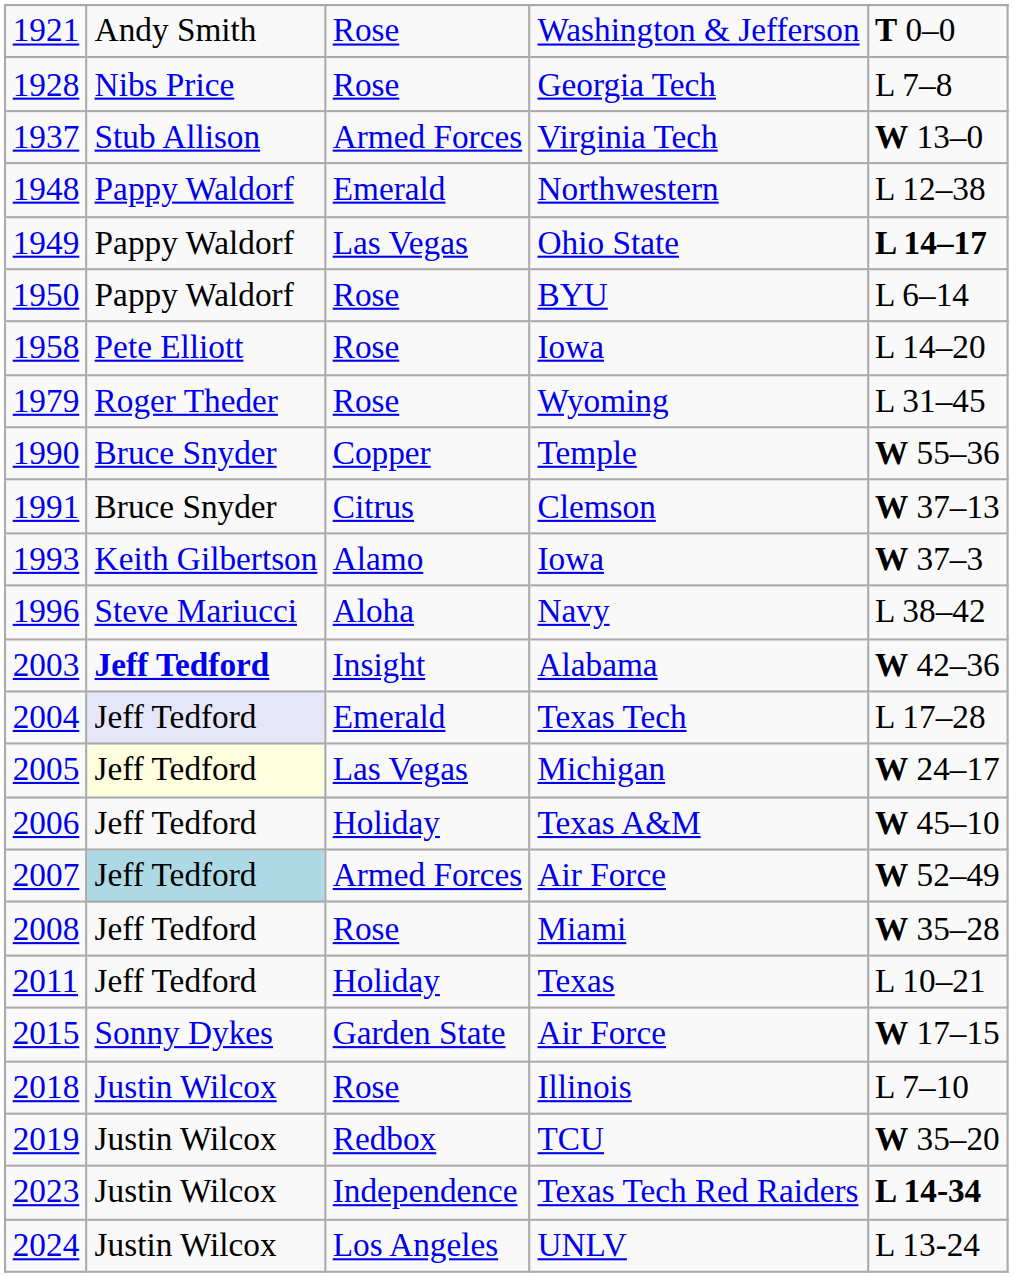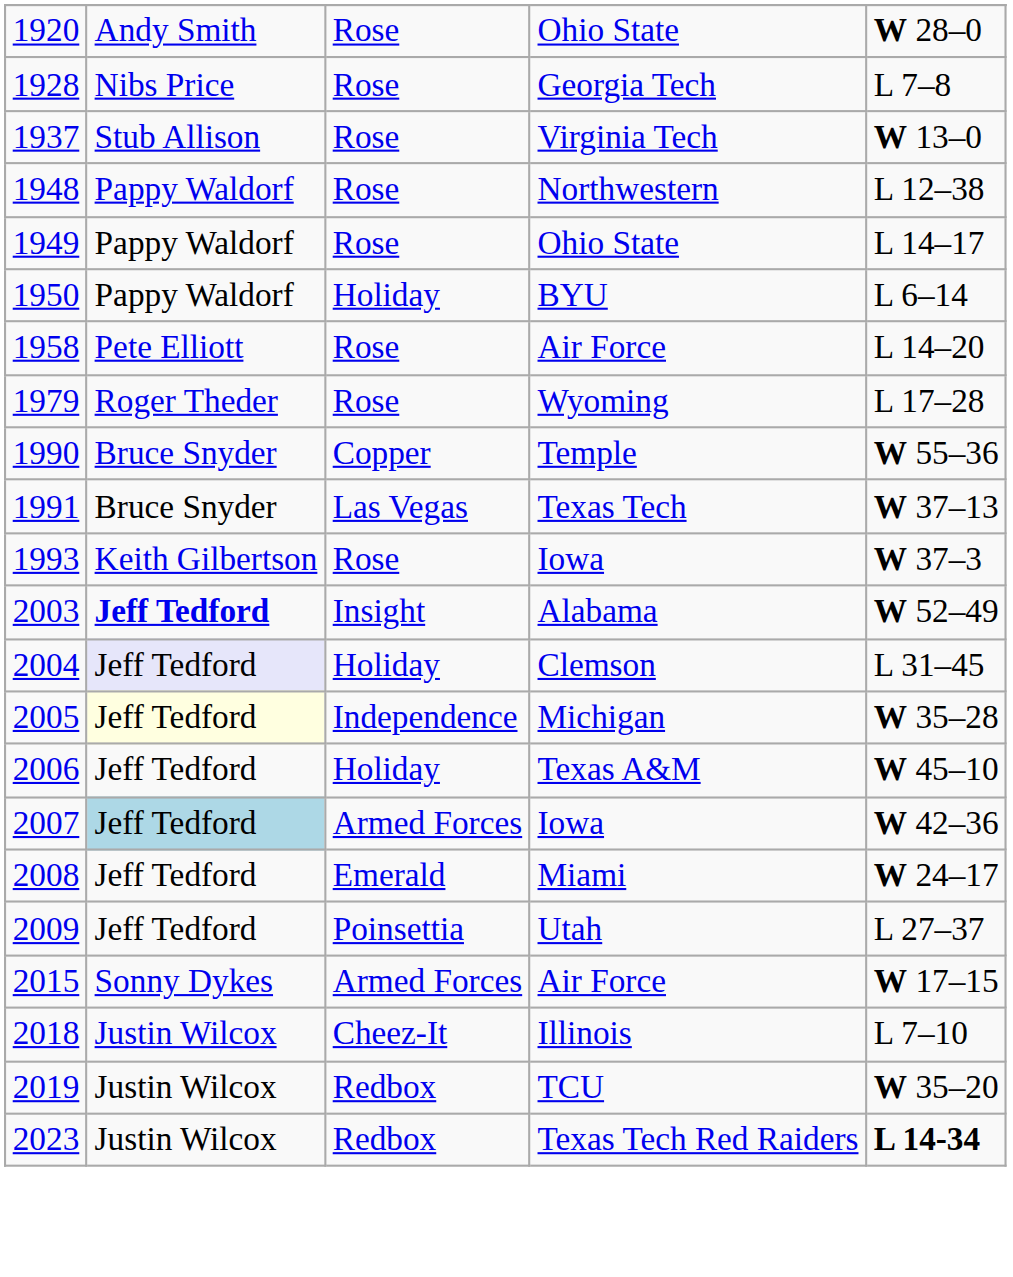+ row: (46, 30)
- row: (46, 30)
(427, 136) Armed Forces -> (366, 136) Rose
(389, 189) Emerald -> (366, 189) Rose
(400, 242) Las Vegas -> (366, 242) Rose
(931, 242) bold -> (929, 242) normal
(366, 294) Rose -> (386, 294) Holiday
(571, 347) Iowa -> (602, 347) Air Force
(930, 400) L 31–45 -> (929, 400) L 17–28
(373, 505) Citrus -> (400, 505) Las Vegas
(597, 505) Clemson -> (612, 505) Texas Tech
(378, 558) Alamo -> (366, 558) Rose
- row: (46, 611)
(937, 664) W 42–36 -> (936, 611) W 52–49
(389, 717) Emerald -> (386, 664) Holiday
(612, 717) Texas Tech -> (597, 664) Clemson
(930, 717) L 17–28 -> (929, 664) L 31–45
(400, 769) Las Vegas -> (425, 717) Independence
(937, 769) W 24–17 -> (936, 717) W 35–28
(602, 875) Air Force -> (571, 822) Iowa
(937, 875) W 52–49 -> (936, 822) W 42–36
(366, 928) Rose -> (389, 875) Emerald
(937, 928) W 35–28 -> (936, 875) W 24–17
+ row: (46, 928)
- row: (45, 980)
(419, 1033) Garden State -> (427, 980) Armed Forces
(366, 1086) Rose -> (390, 1033) Cheez-It
(425, 1192) Independence -> (384, 1139) Redbox
- row: (46, 1244)
